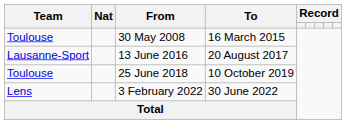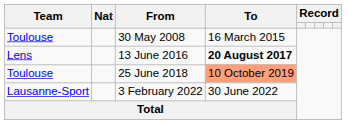(48, 55) Lausanne-Sport -> (20, 55) Lens
(248, 55) normal -> (250, 55) bold
(251, 73) no background -> (251, 73) lightsalmon background
(20, 92) Lens -> (48, 92) Lausanne-Sport
